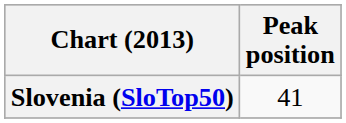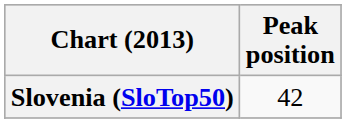(290, 96) 41 -> (290, 96) 42
